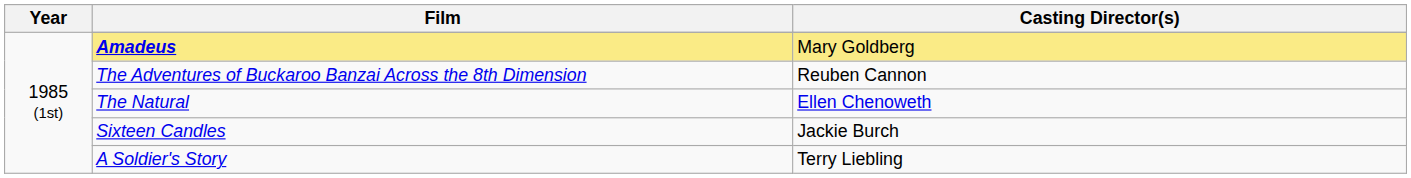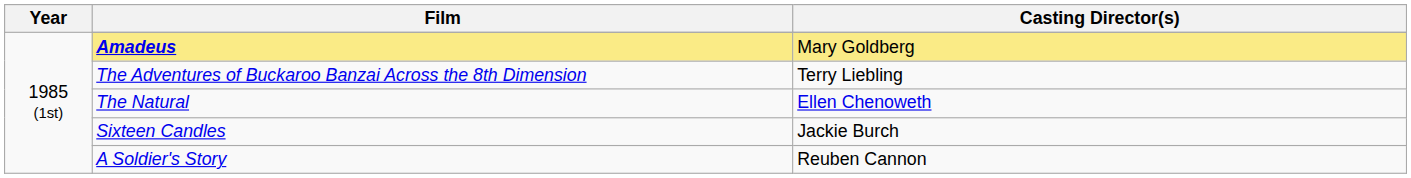(862, 74) Reuben Cannon -> (850, 74) Terry Liebling
(850, 159) Terry Liebling -> (862, 159) Reuben Cannon
